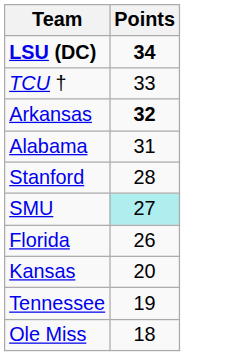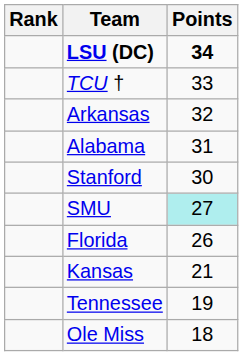+ column: (33, 20)
(145, 114) bold -> (202, 114) normal
(145, 177) 28 -> (202, 177) 30
(145, 271) 20 -> (202, 271) 21
